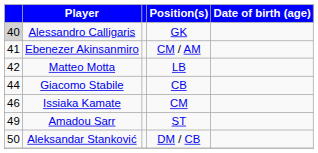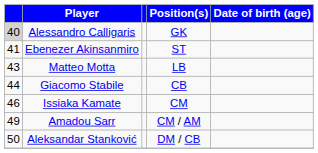(179, 50) CM / AM -> (179, 50) ST
(13, 68) 42 -> (13, 68) 43
(179, 122) ST -> (179, 122) CM / AM
